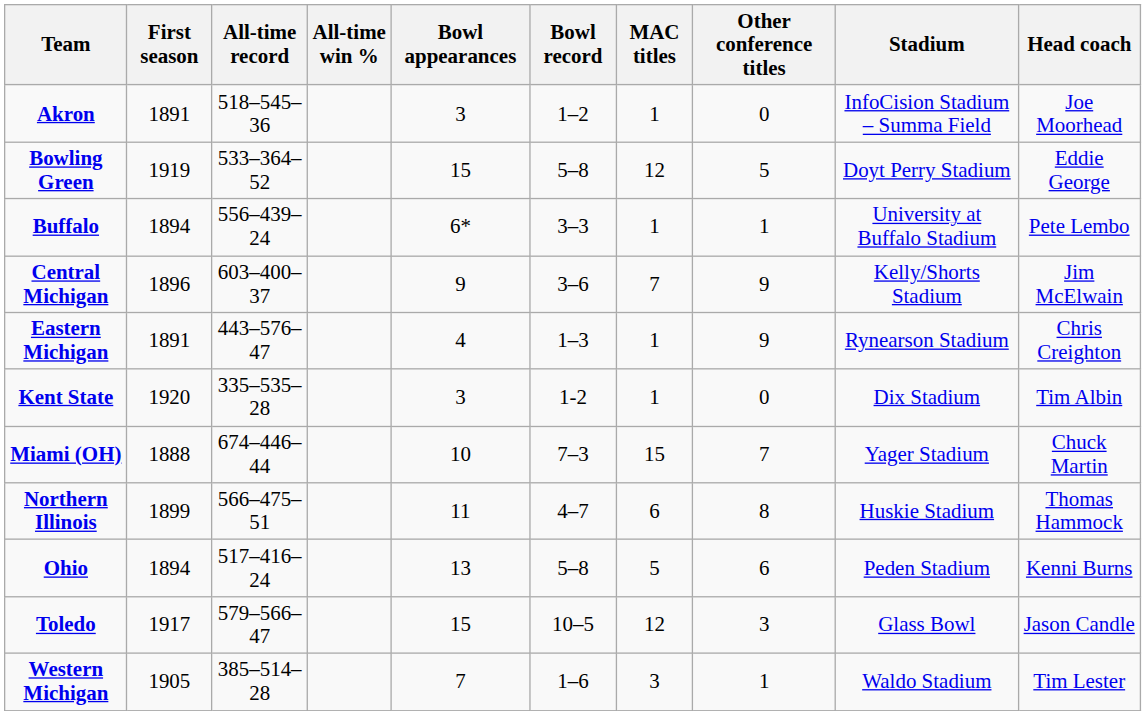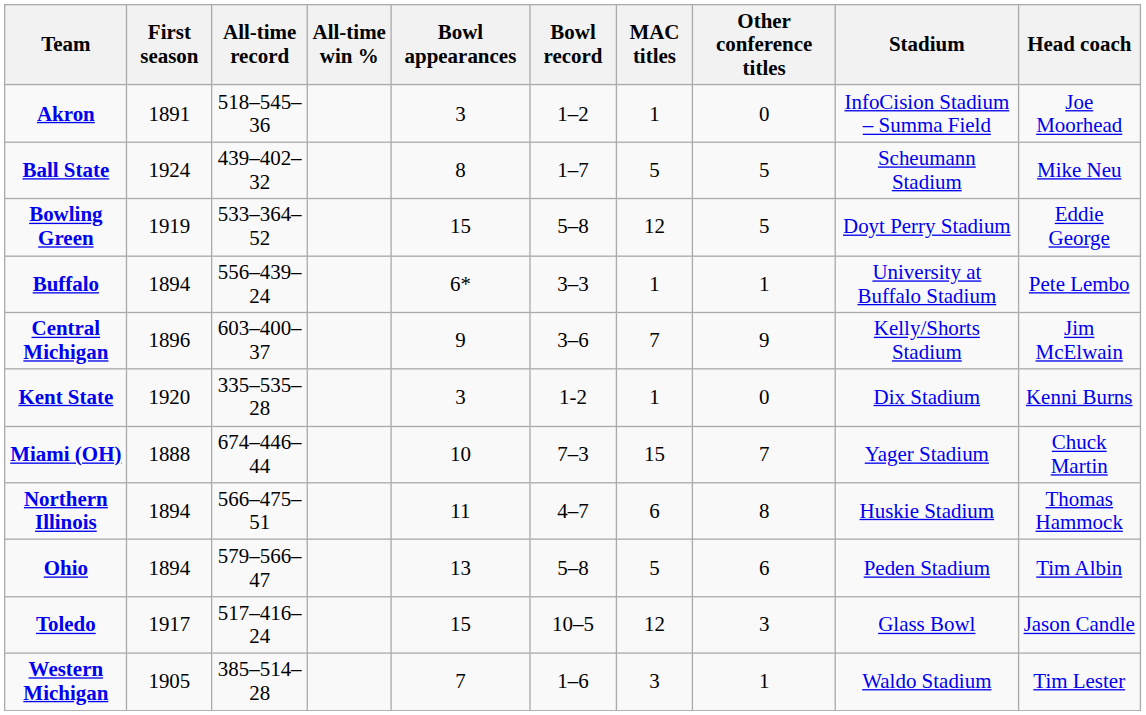+ row: (66, 170)
- row: (66, 340)
(1079, 397) Tim Albin -> (1079, 397) Kenni Burns
(169, 511) 1899 -> (169, 511) 1894
(260, 567) 517–416–24 -> (260, 567) 579–566–47
(1079, 567) Kenni Burns -> (1079, 567) Tim Albin
(260, 624) 579–566–47 -> (260, 624) 517–416–24
